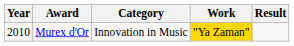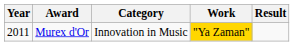(19, 31) 2010 -> (18, 31) 2011
